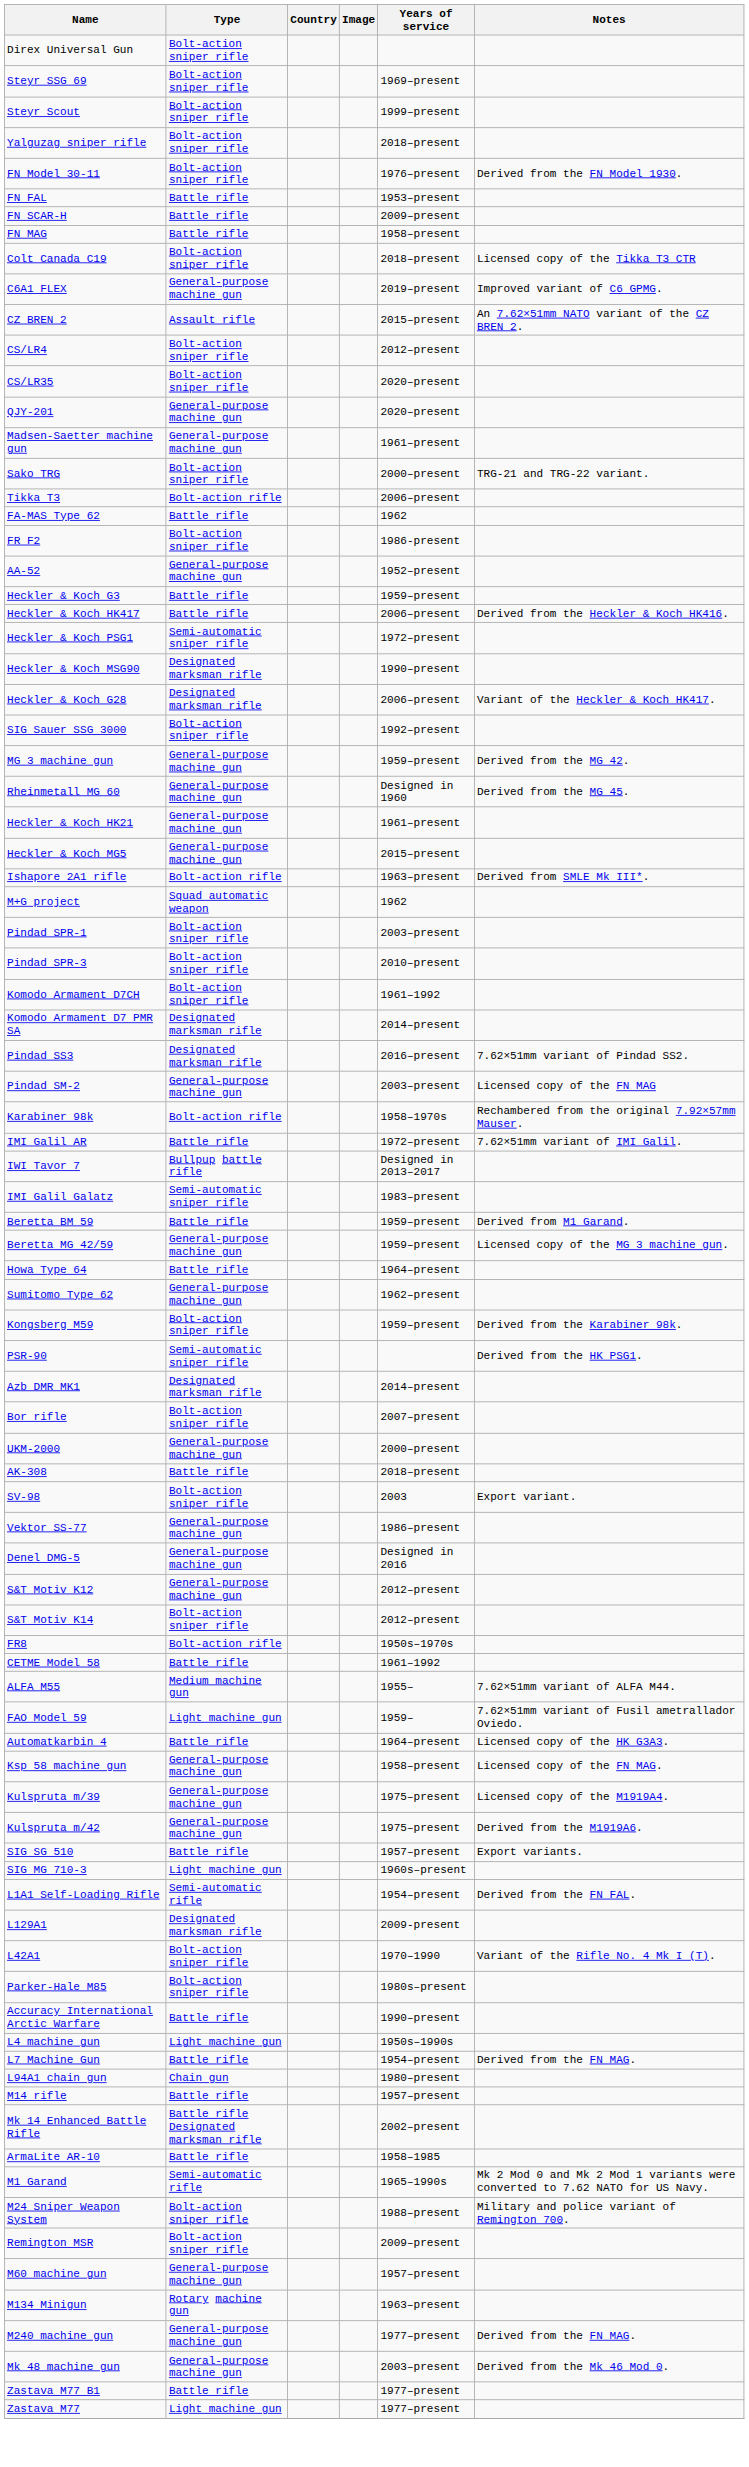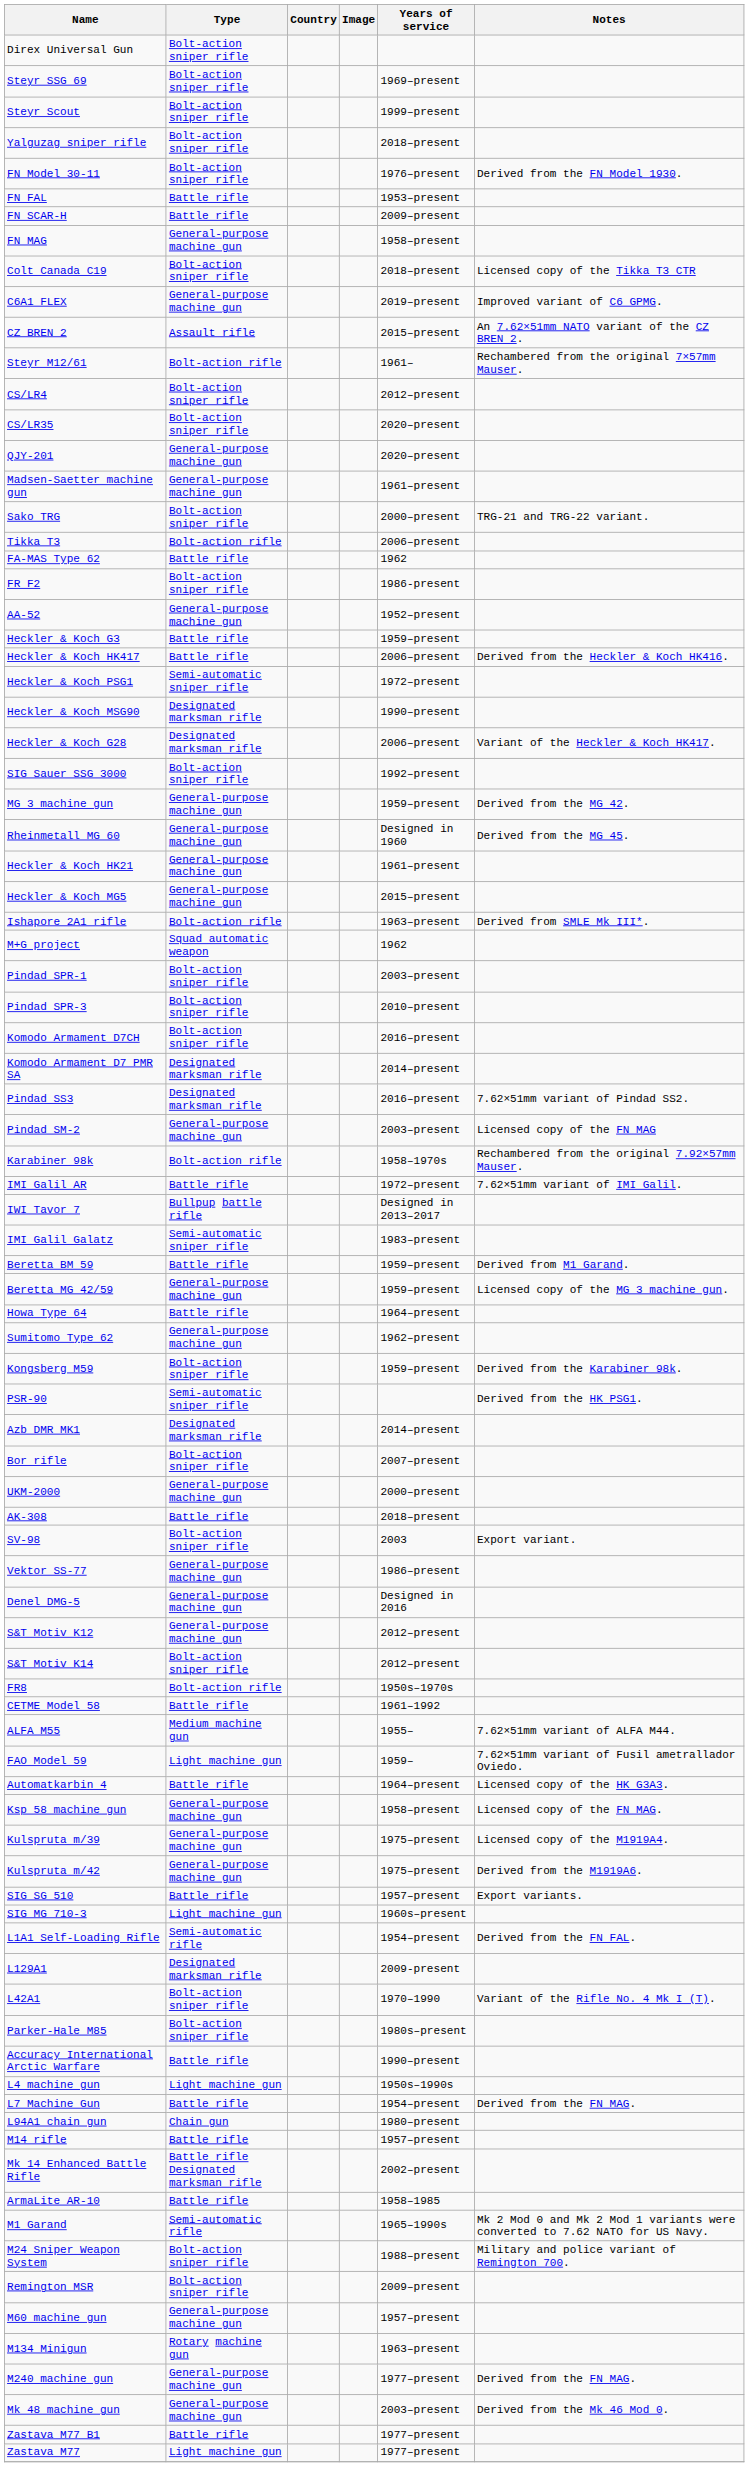(209, 234) Battle rifle -> (219, 240) General-purpose machine gun
+ row: (47, 363)
(410, 994) 1961–1992 -> (420, 1038) 2016–present
